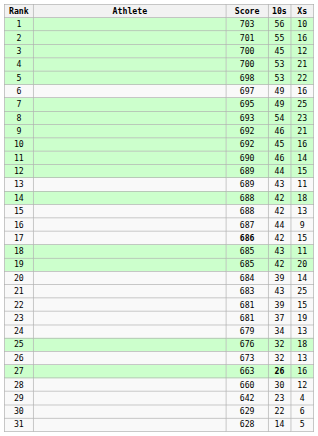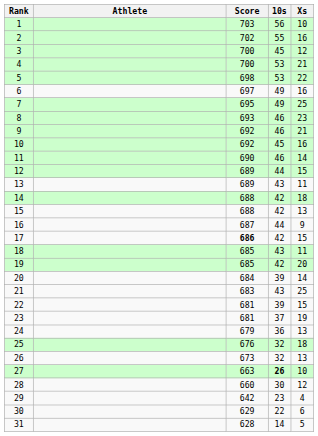(247, 38) 701 -> (247, 38) 702
(279, 118) 54 -> (279, 118) 46
(279, 331) 34 -> (279, 331) 36
(302, 371) 16 -> (302, 371) 10
